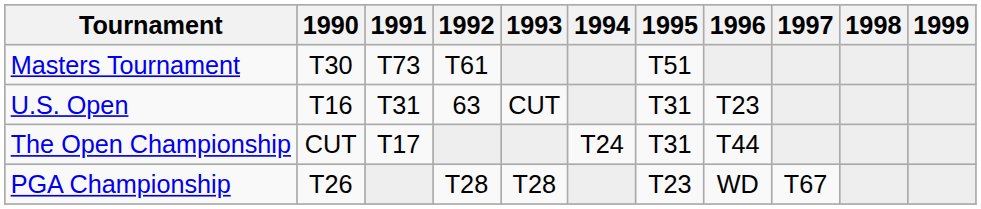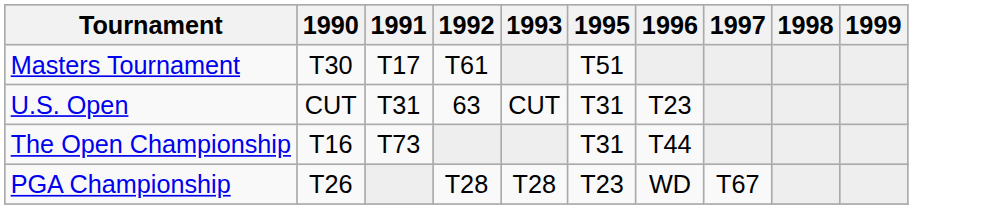- column: (602, 25)
(399, 65) T73 -> (399, 65) T17
(331, 105) T16 -> (331, 105) CUT
(331, 145) CUT -> (331, 145) T16
(399, 145) T17 -> (399, 145) T73
